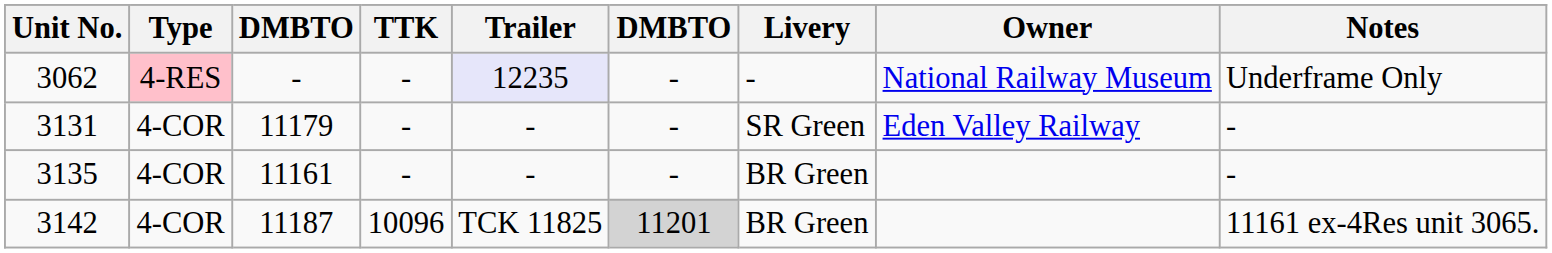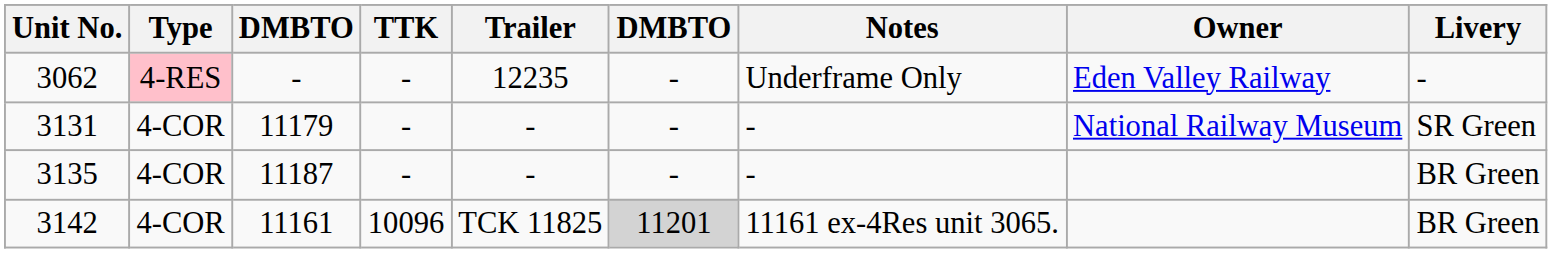columns swapped: (807, 28) <-> (1383, 28)
(530, 77) lavender background -> (530, 77) no background
(1047, 77) National Railway Museum -> (1202, 77) Eden Valley Railway
(1011, 125) Eden Valley Railway -> (1238, 125) National Railway Museum
(296, 174) 11161 -> (296, 174) 11187
(296, 222) 11187 -> (296, 222) 11161
